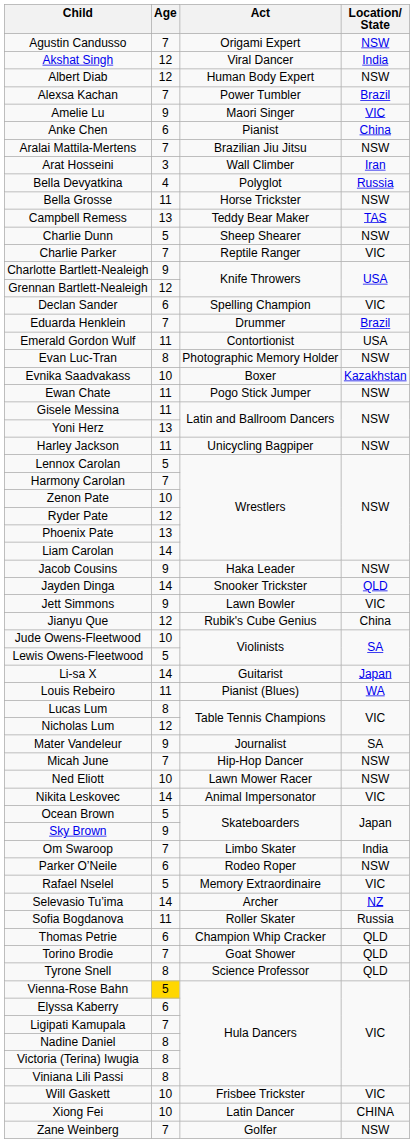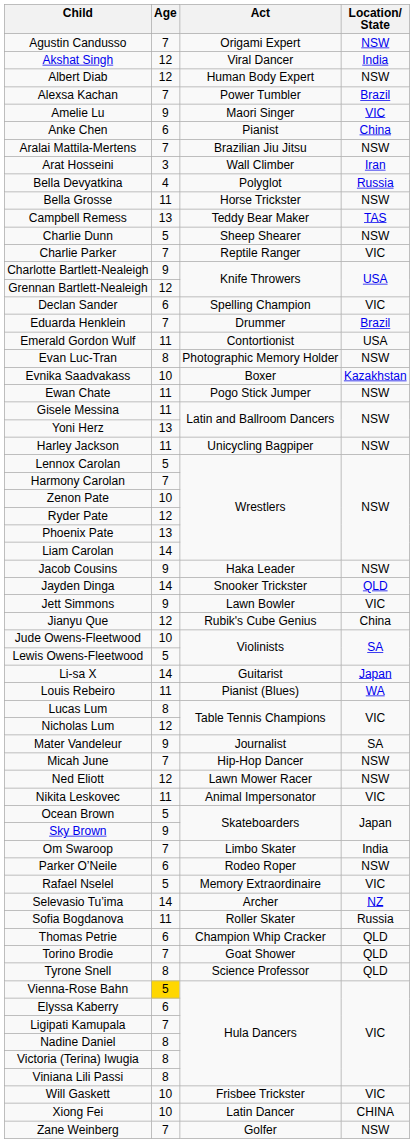(165, 779) 10 -> (165, 779) 12
(165, 796) 14 -> (165, 796) 11
